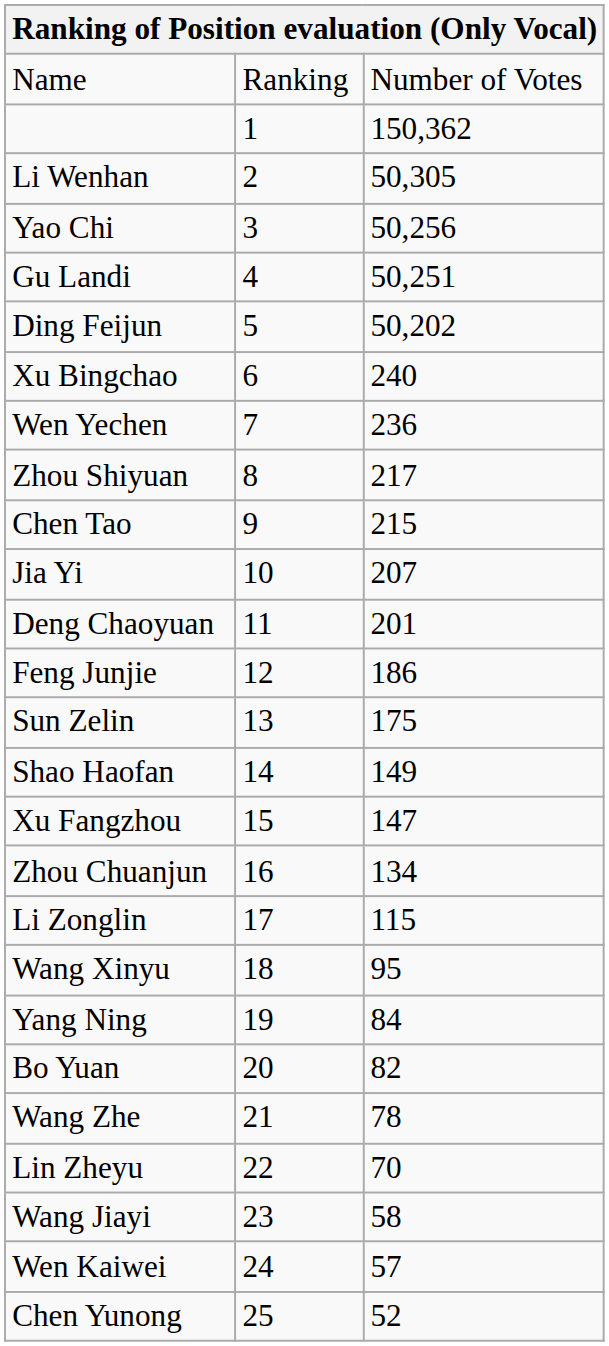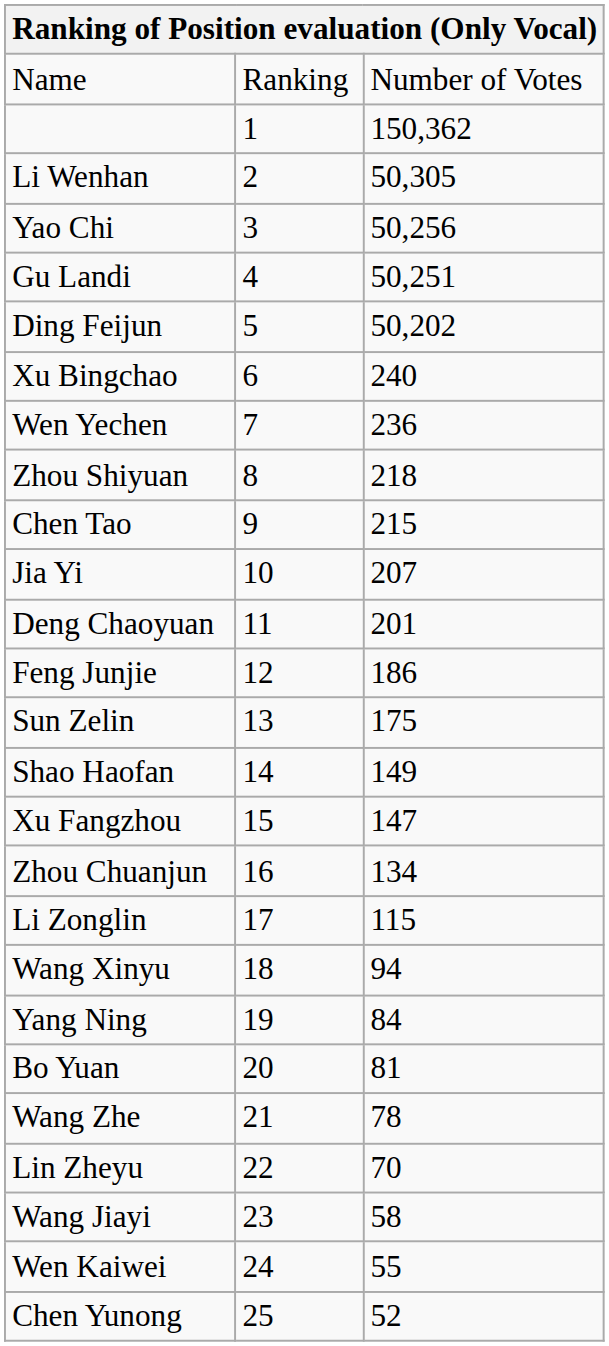(394, 474) 217 -> (394, 474) 218
(386, 969) 95 -> (386, 969) 94
(386, 1068) 82 -> (386, 1068) 81
(386, 1266) 57 -> (386, 1266) 55
